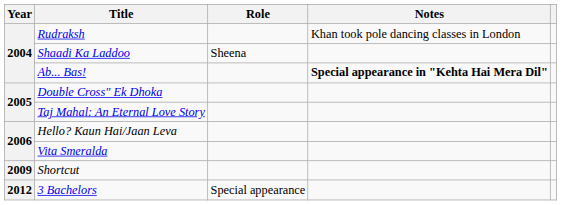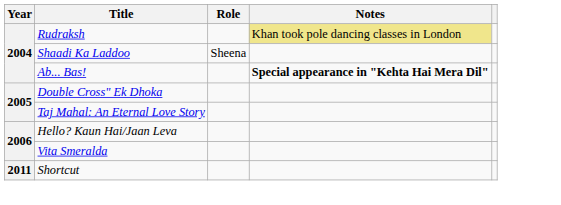(416, 33) no background -> (357, 33) khaki background
(20, 170) 2009 -> (20, 170) 2011
- row: (67, 190)
